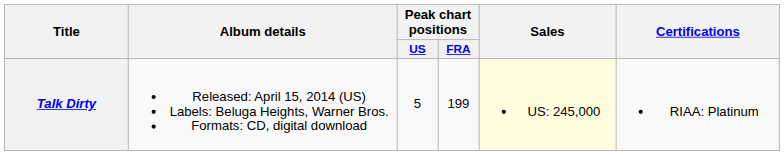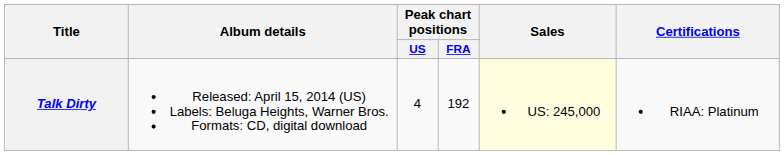(417, 104) 5 -> (417, 104) 4
(458, 104) 199 -> (458, 104) 192
